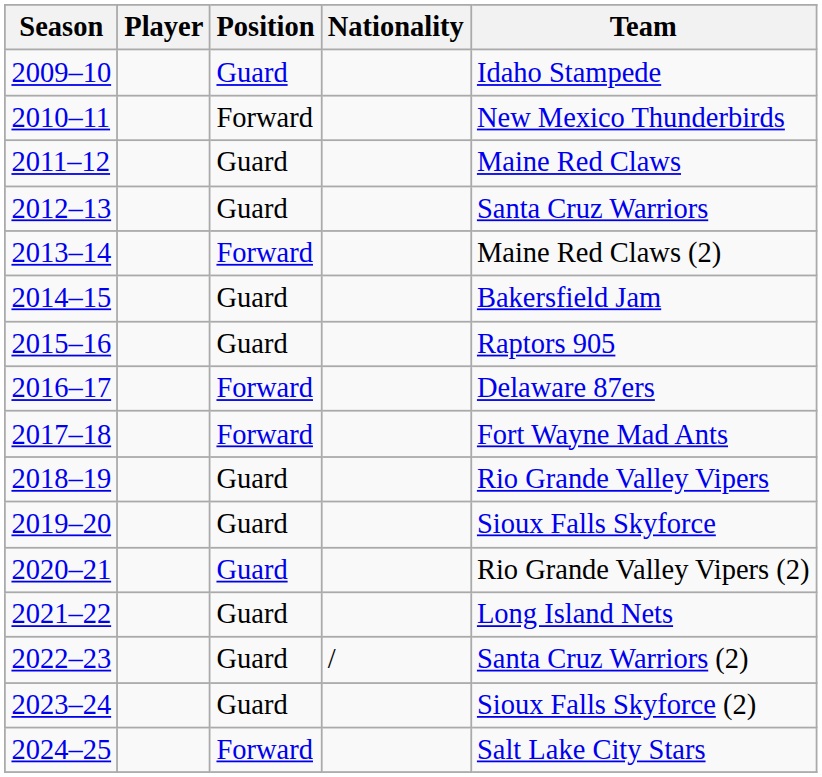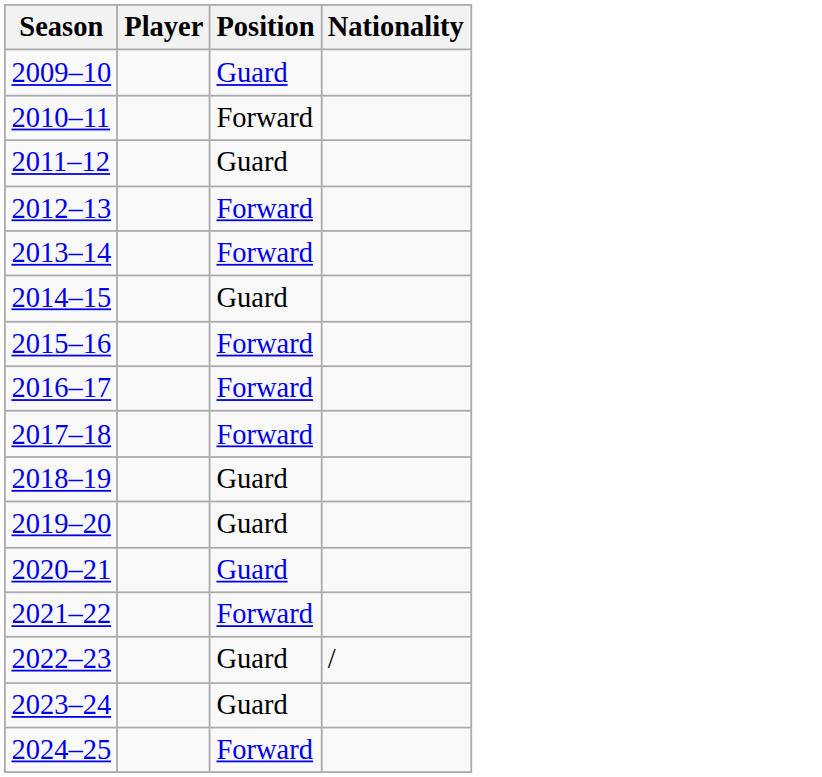- column: (643, 27)
(252, 207) Guard -> (265, 207) Forward
(252, 343) Guard -> (265, 343) Forward
(252, 614) Guard -> (265, 614) Forward
